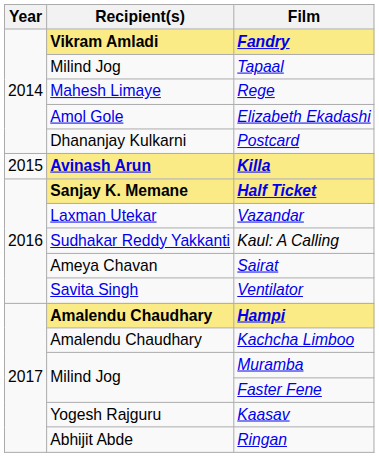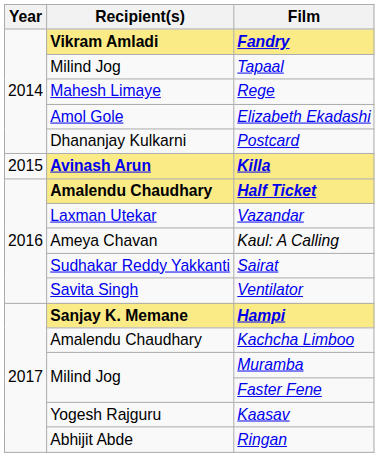(119, 191) Sanjay K. Memane -> (131, 191) Amalendu Chaudhary
(140, 240) Sudhakar Reddy Yakkanti -> (104, 240) Ameya Chavan
(104, 265) Ameya Chavan -> (140, 265) Sudhakar Reddy Yakkanti
(131, 315) Amalendu Chaudhary -> (119, 315) Sanjay K. Memane
